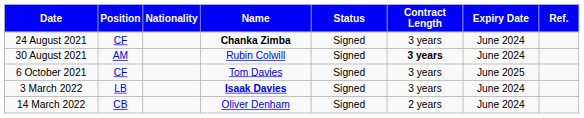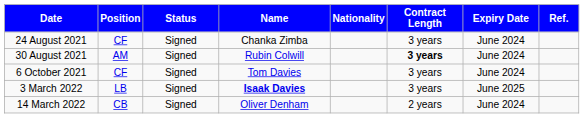columns swapped: (172, 19) <-> (349, 19)
(256, 40) bold -> (274, 40) normal
(501, 73) June 2025 -> (501, 73) June 2024
(501, 89) June 2024 -> (501, 89) June 2025
